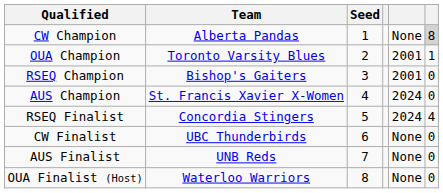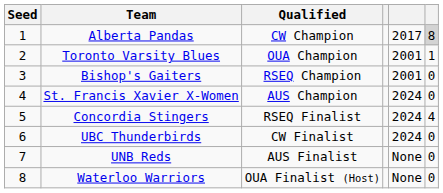columns swapped: (365, 15) <-> (75, 15)
(407, 35) None -> (407, 35) 2017
(407, 137) None -> (407, 137) 2024
